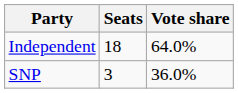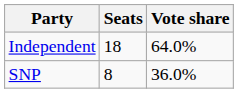(108, 74) 3 -> (108, 74) 8
